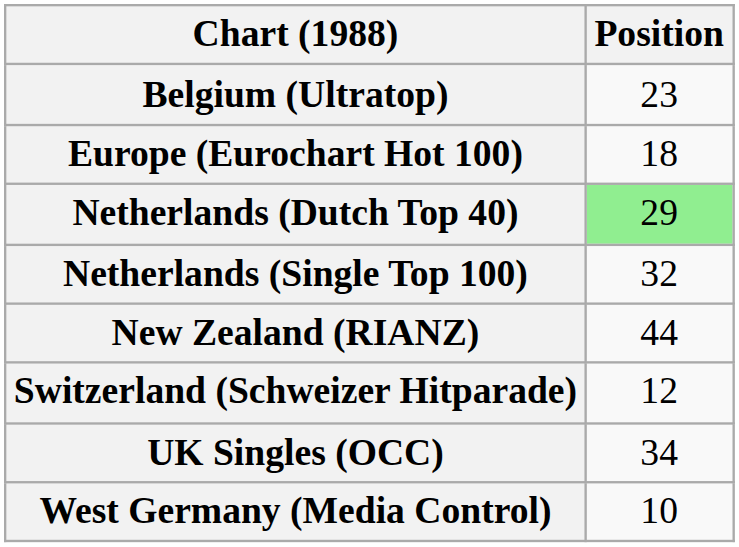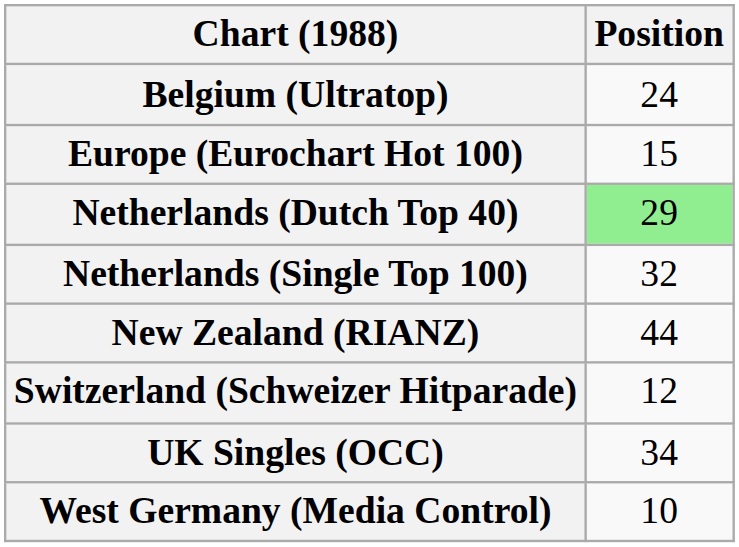(659, 93) 23 -> (659, 93) 24
(659, 153) 18 -> (659, 153) 15
